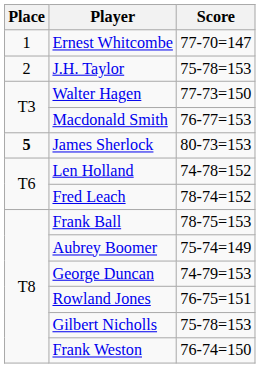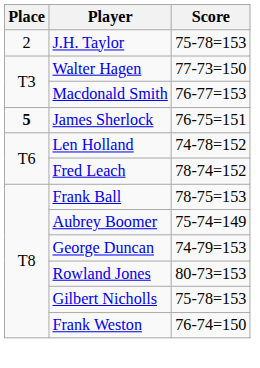- row: (113, 42)
(216, 145) 80-73=153 -> (211, 119) 76-75=151
(216, 299) 76-75=151 -> (211, 273) 80-73=153
